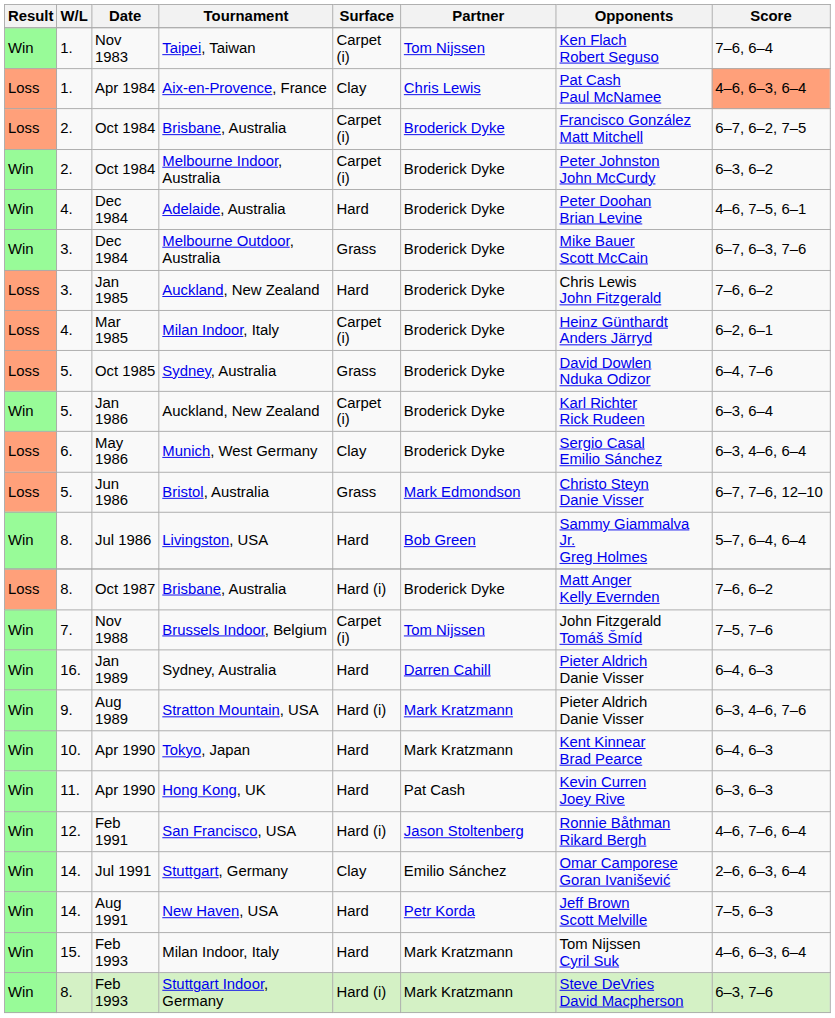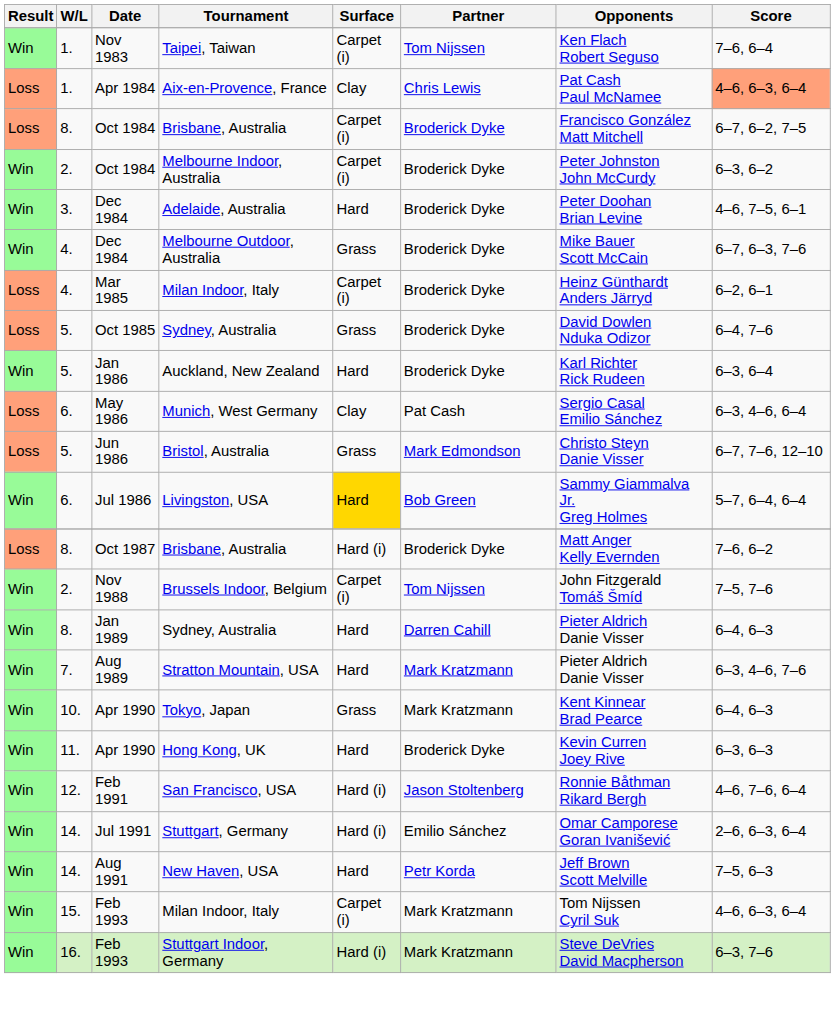(66, 128) 2. -> (66, 128) 8.
(66, 209) 4. -> (66, 209) 3.
(66, 249) 3. -> (66, 249) 4.
- row: (112, 290)
(359, 411) Carpet (i) -> (353, 370) Hard
(454, 451) Broderick Dyke -> (434, 411) Pat Cash
(66, 540) 8. -> (66, 500) 6.
(353, 540) no background -> (353, 500) gold background
(66, 629) 7. -> (66, 589) 2.
(71, 670) 16. -> (66, 629) 8.
(66, 710) 9. -> (66, 670) 7.
(361, 710) Hard (i) -> (353, 670) Hard
(353, 750) Hard -> (356, 710) Grass
(434, 791) Pat Cash -> (454, 750) Broderick Dyke
(351, 871) Clay -> (361, 831) Hard (i)
(353, 952) Hard -> (359, 912) Carpet (i)
(66, 992) 8. -> (71, 952) 16.
